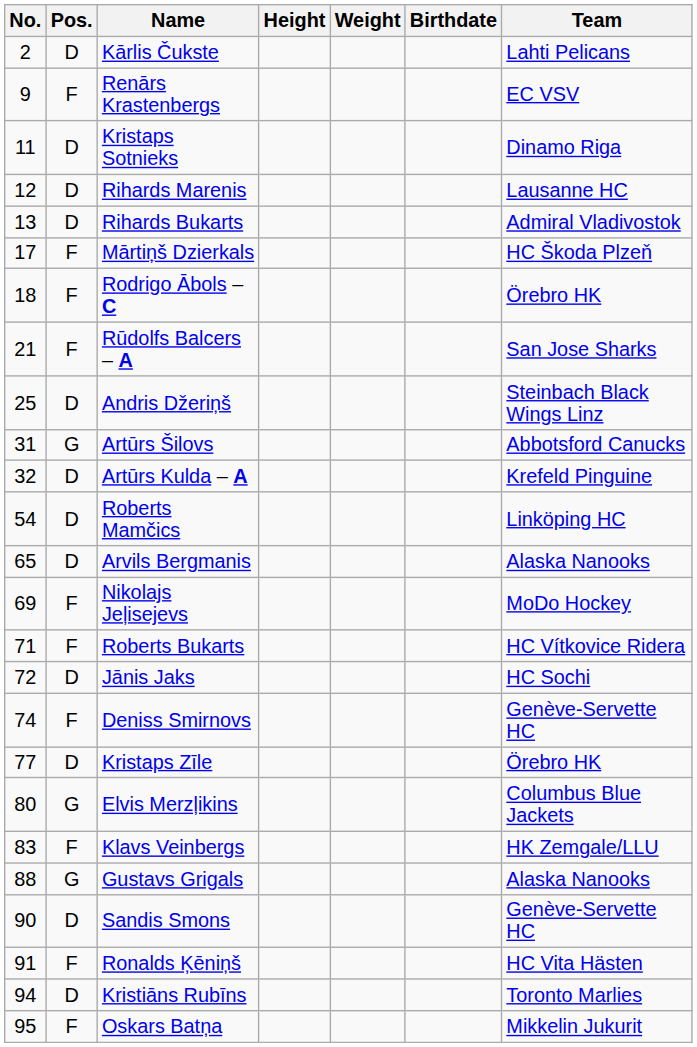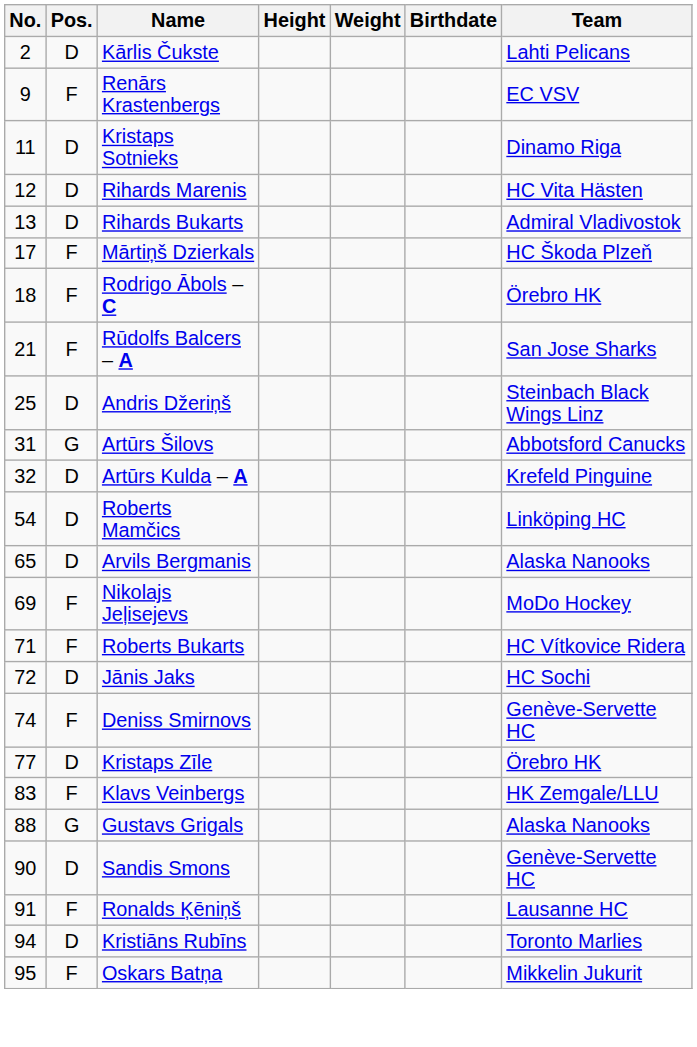(567, 191) Lausanne HC -> (575, 191) HC Vita Hästen
- row: (170, 805)
(575, 964) HC Vita Hästen -> (567, 910) Lausanne HC
